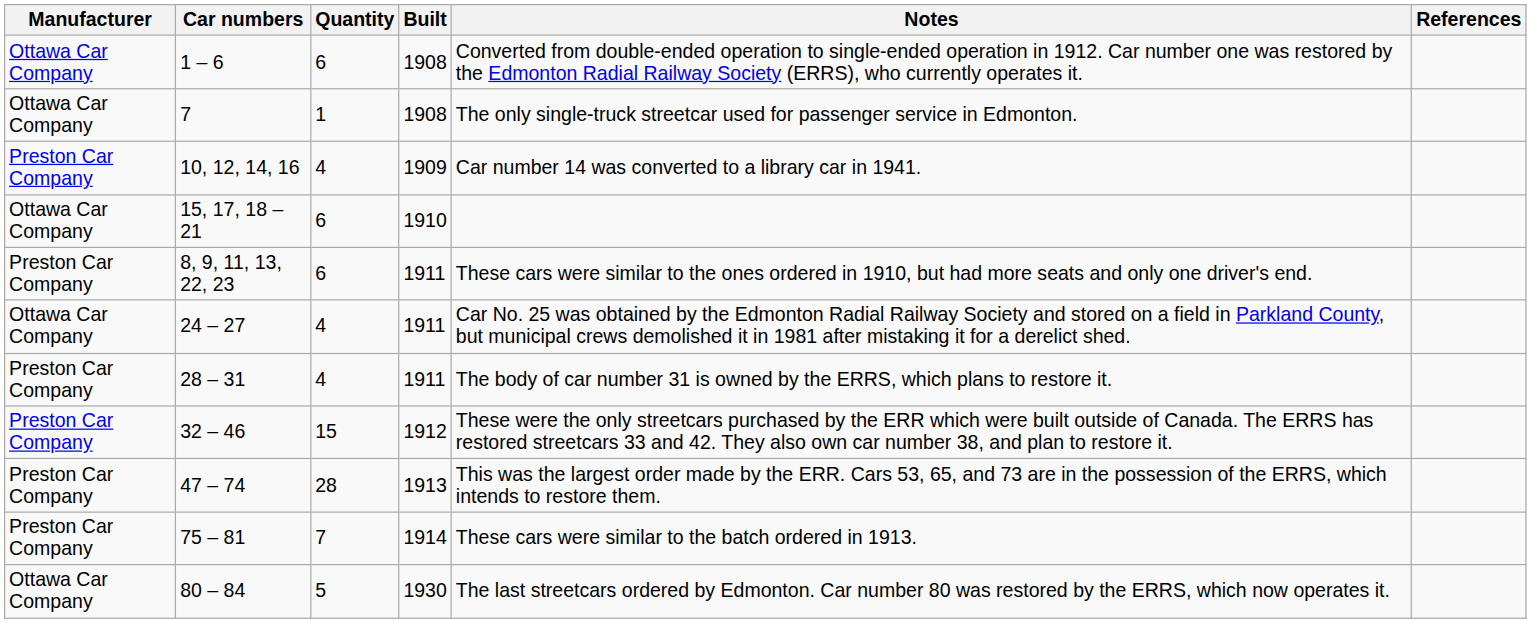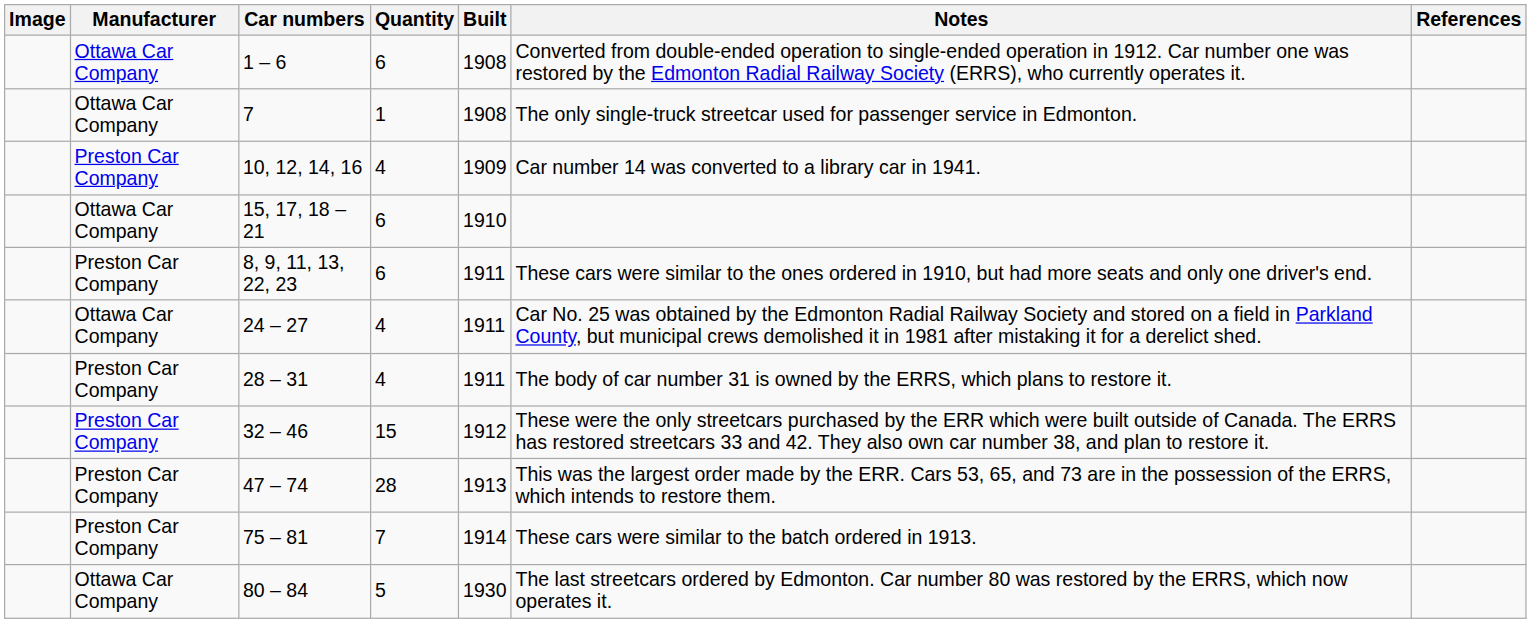+ column: (37, 19)
